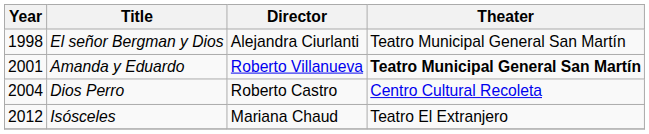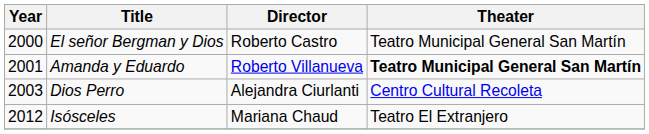(26, 41) 1998 -> (26, 41) 2000
(295, 41) Alejandra Ciurlanti -> (284, 41) Roberto Castro
(26, 91) 2004 -> (26, 91) 2003
(284, 91) Roberto Castro -> (295, 91) Alejandra Ciurlanti
